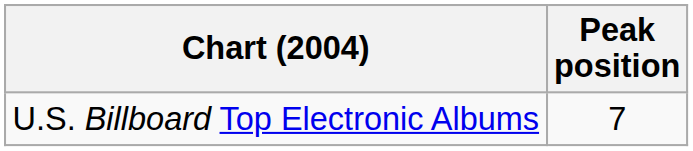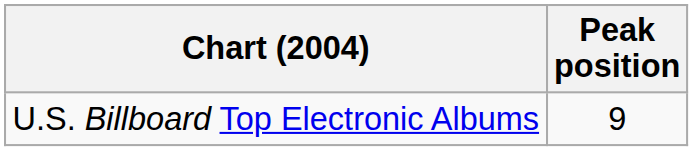(617, 118) 7 -> (617, 118) 9
